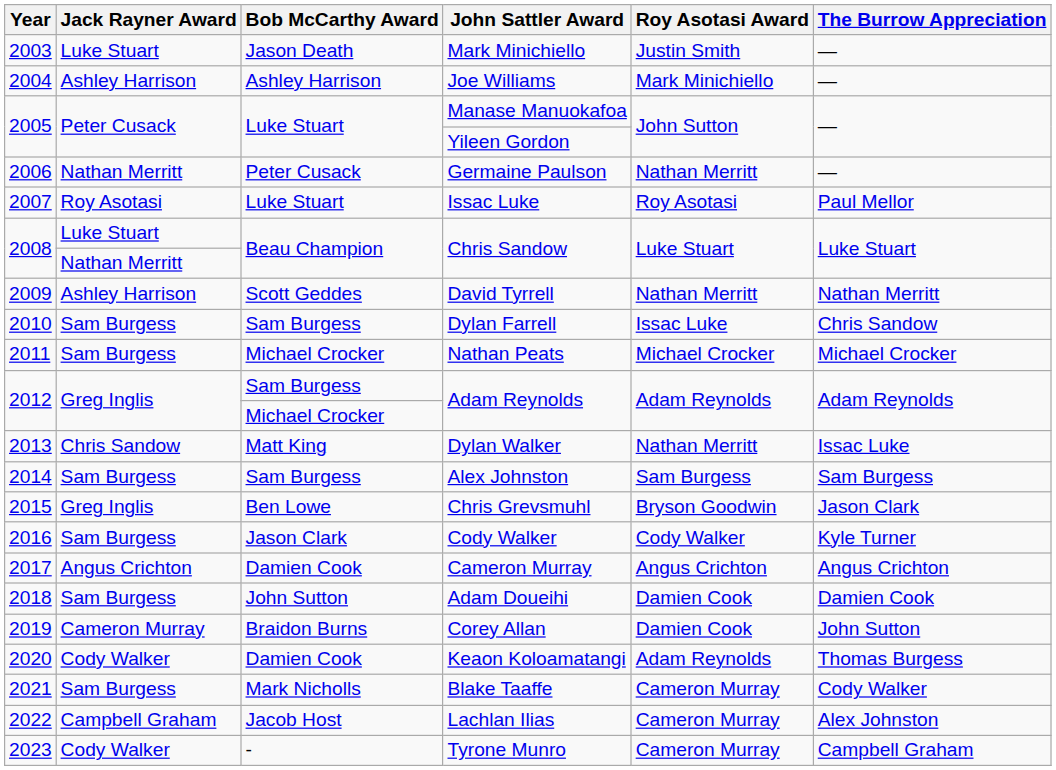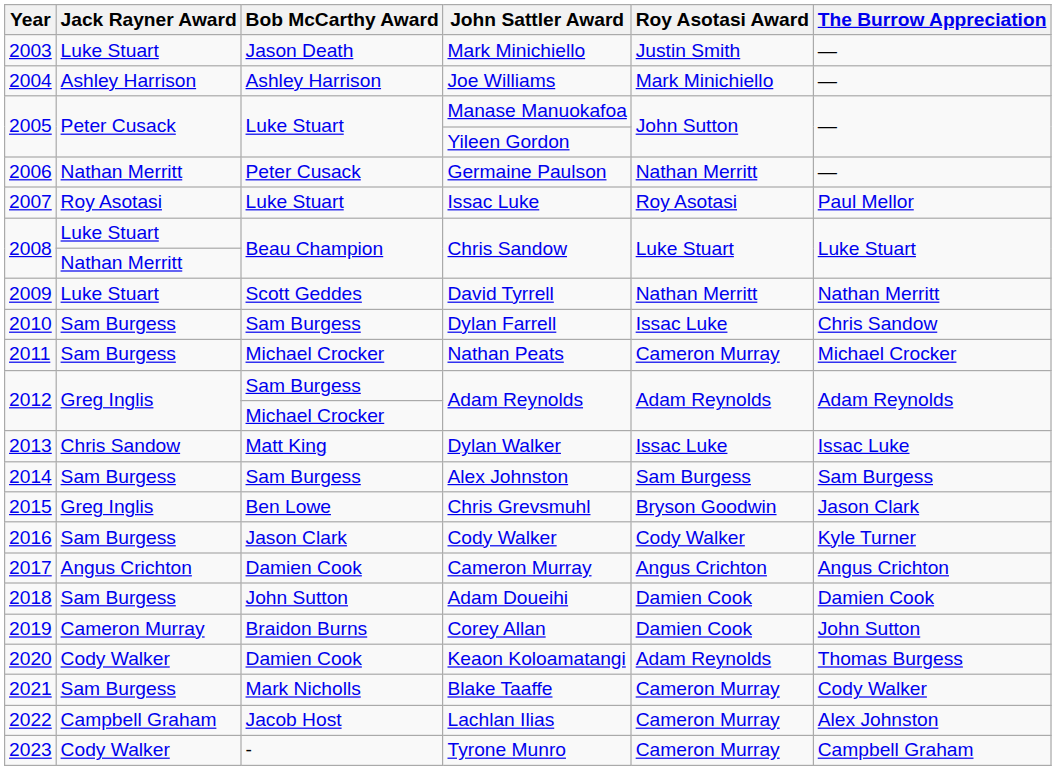(128, 293) Ashley Harrison -> (110, 293) Luke Stuart
(705, 354) Michael Crocker -> (708, 354) Cameron Murray
(696, 446) Nathan Merritt -> (682, 446) Issac Luke
